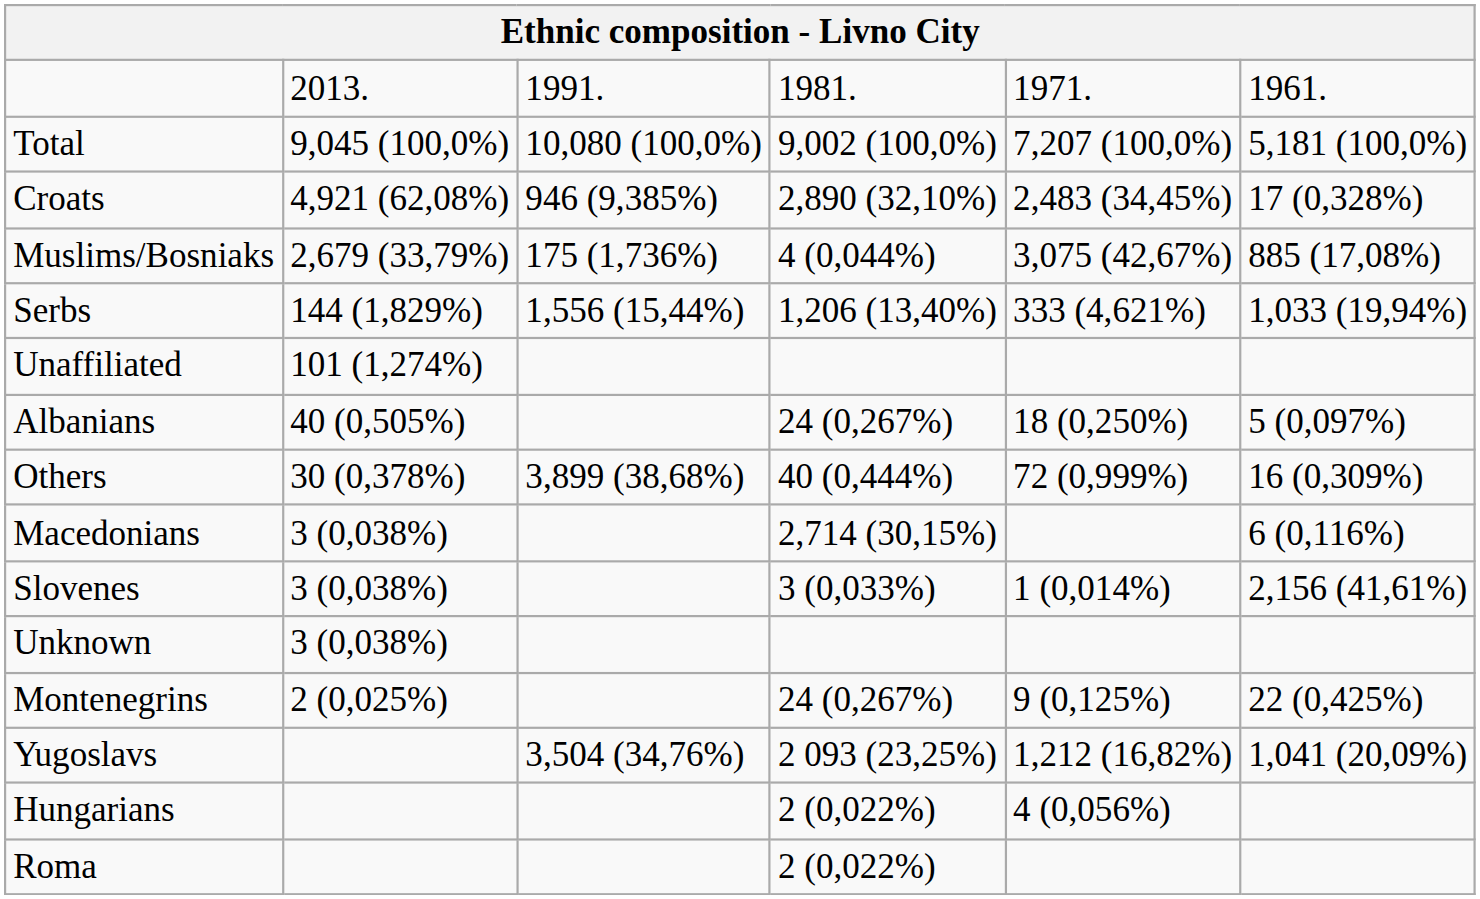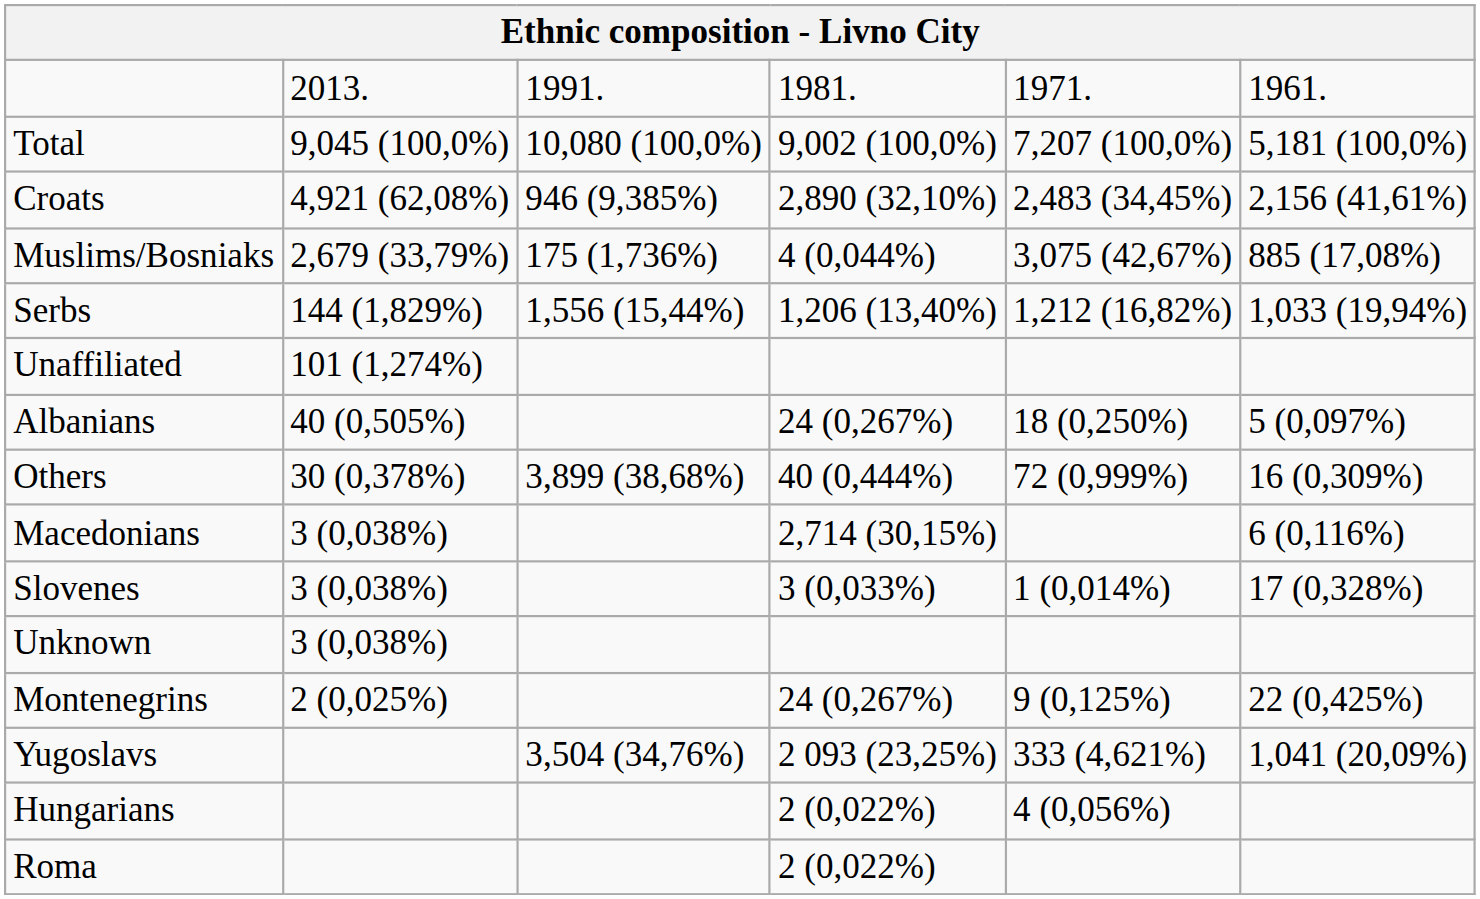(1336, 198) 17 (0,328%) -> (1358, 198) 2,156 (41,61%)
(1109, 310) 333 (4,621%) -> (1123, 310) 1,212 (16,82%)
(1358, 587) 2,156 (41,61%) -> (1336, 587) 17 (0,328%)
(1123, 754) 1,212 (16,82%) -> (1109, 754) 333 (4,621%)
